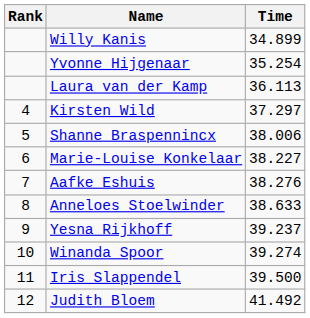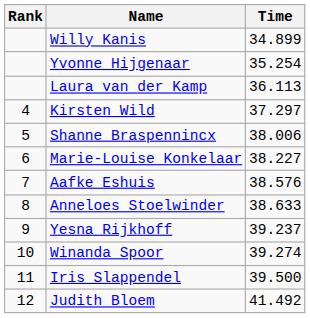(275, 183) 38.276 -> (275, 183) 38.576
